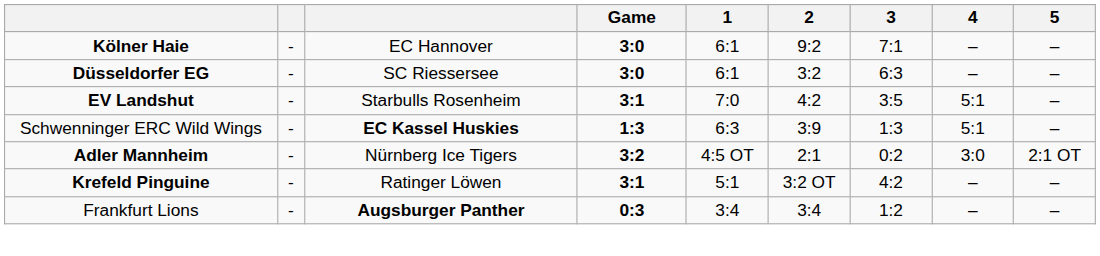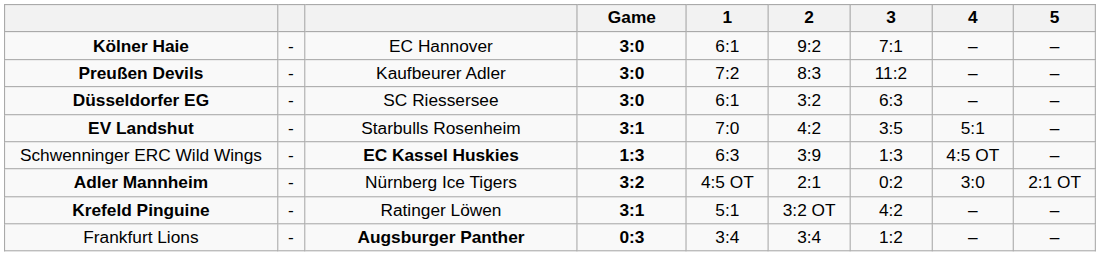+ row: (141, 73)
(973, 127) 5:1 -> (973, 155) 4:5 OT
